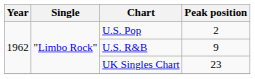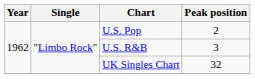(216, 47) 9 -> (216, 47) 3
(216, 64) 23 -> (216, 64) 32
